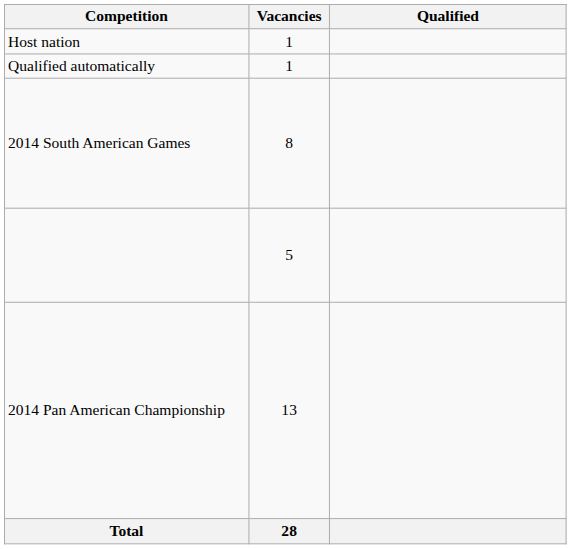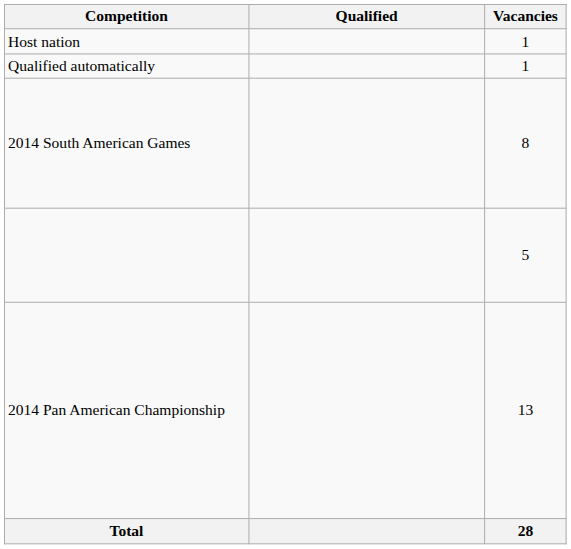columns swapped: (289, 16) <-> (448, 16)
